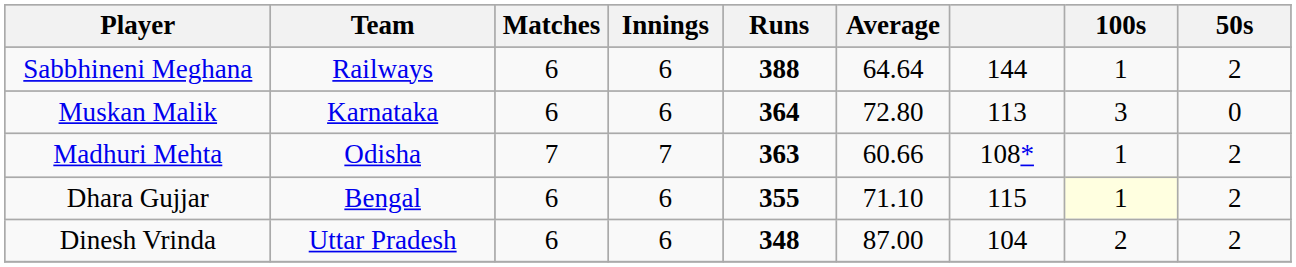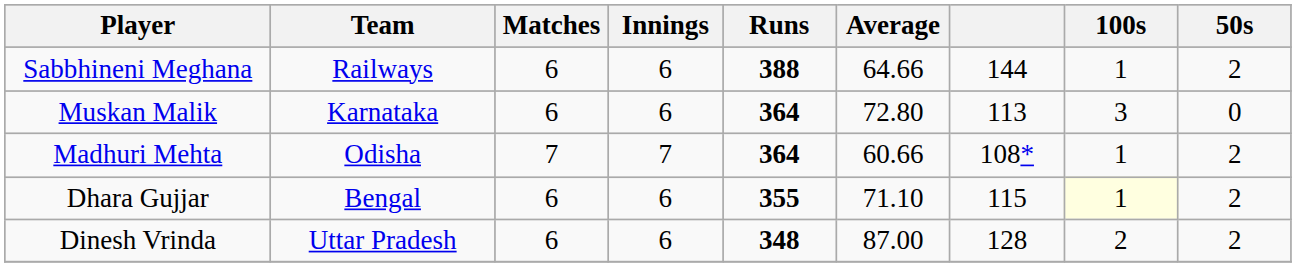(893, 68) 64.64 -> (893, 68) 64.66
(779, 154) 363 -> (779, 154) 364
(1007, 240) 104 -> (1007, 240) 128
